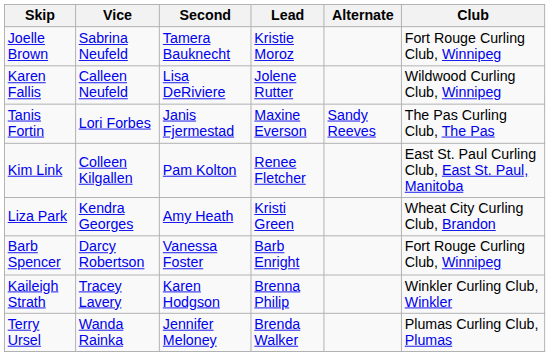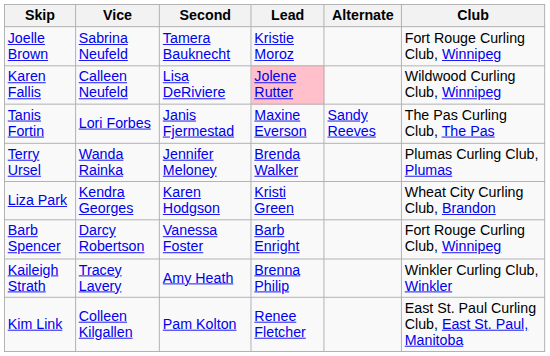(275, 84) no background -> (275, 84) pink background
rows swapped: (35, 170) <-> (24, 332)
(198, 216) Amy Heath -> (191, 200) Karen Hodgson
(191, 294) Karen Hodgson -> (198, 278) Amy Heath
